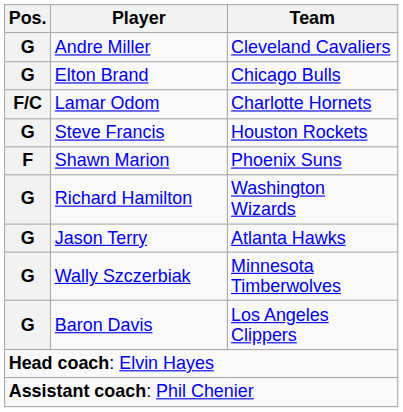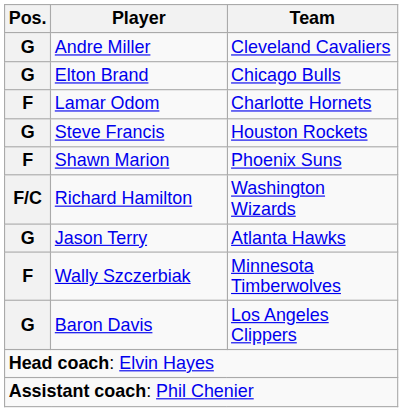(28, 103) F/C -> (28, 103) F
(28, 199) G -> (28, 199) F/C
(28, 276) G -> (28, 276) F
